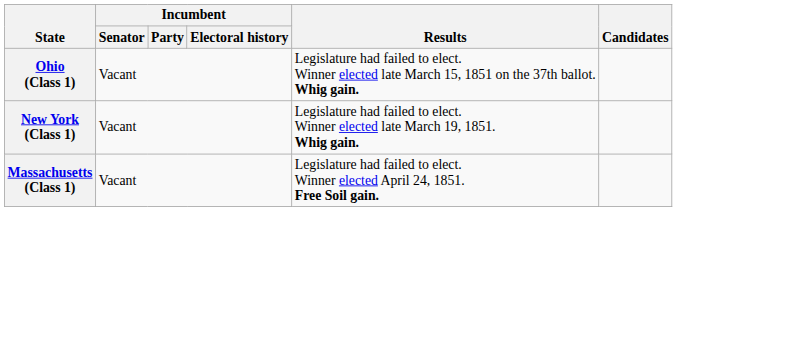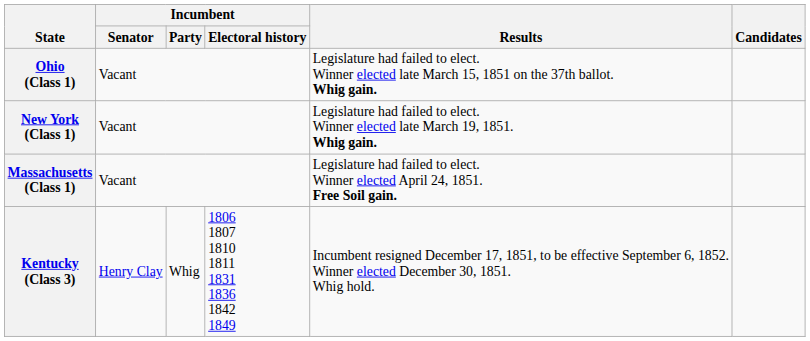+ row: (50, 271)
